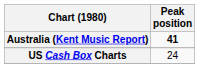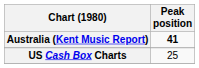(173, 55) 24 -> (173, 55) 25
